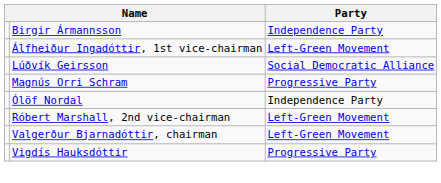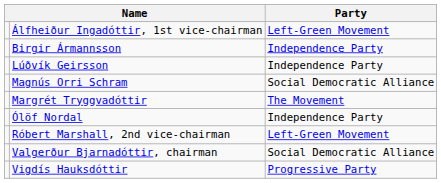rows swapped: (137, 48) <-> (67, 30)
(351, 65) Social Democratic Alliance -> (325, 65) Independence Party
(322, 83) Progressive Party -> (351, 83) Social Democratic Alliance
+ row: (79, 100)
(328, 135) Left-Green Movement -> (351, 152) Social Democratic Alliance
